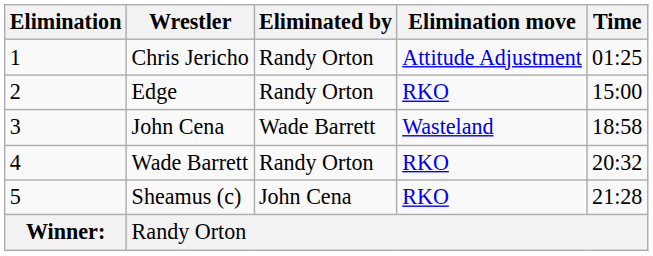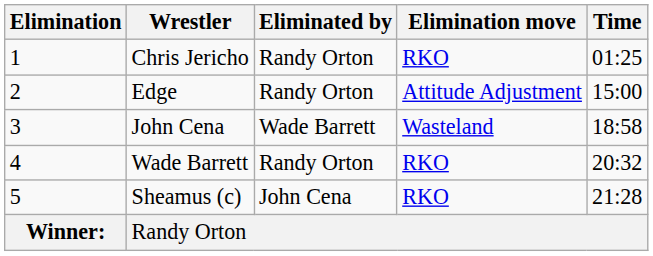(492, 57) Attitude Adjustment -> (426, 57) RKO
(426, 92) RKO -> (492, 92) Attitude Adjustment
